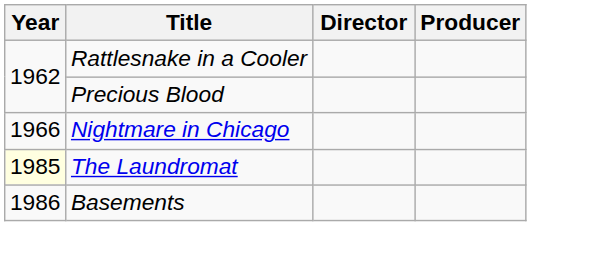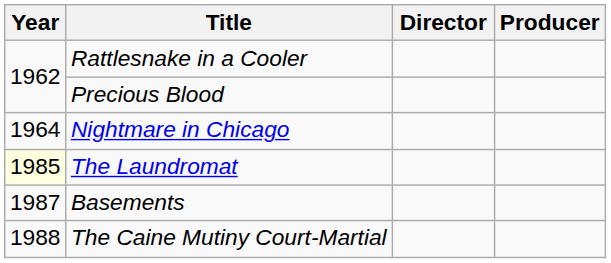(35, 130) 1966 -> (35, 130) 1964
(35, 202) 1986 -> (35, 202) 1987
+ row: (229, 238)
